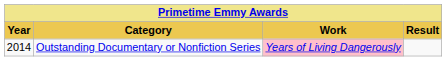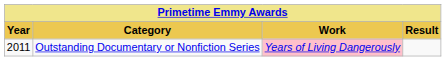(19, 47) 2014 -> (19, 47) 2011
